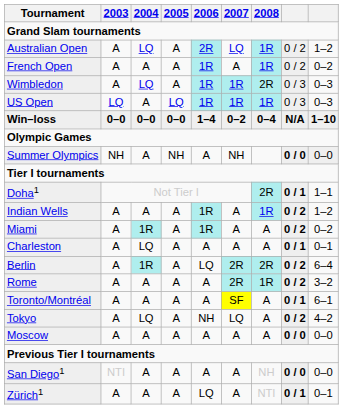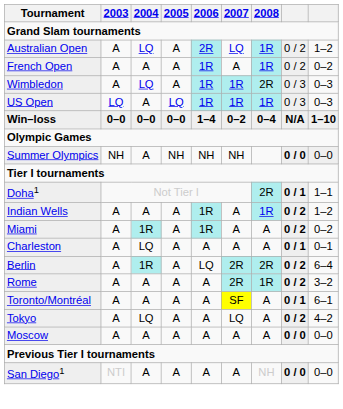(206, 155) A -> (206, 155) NH
(206, 318) NH -> (206, 318) A
- row: (25, 393)
